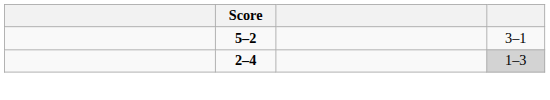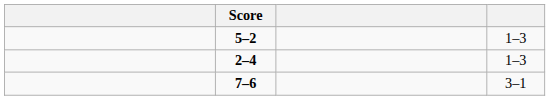(516, 38) 3–1 -> (516, 38) 1–3
(516, 60) lightgrey background -> (516, 60) no background
+ row: (246, 83)
